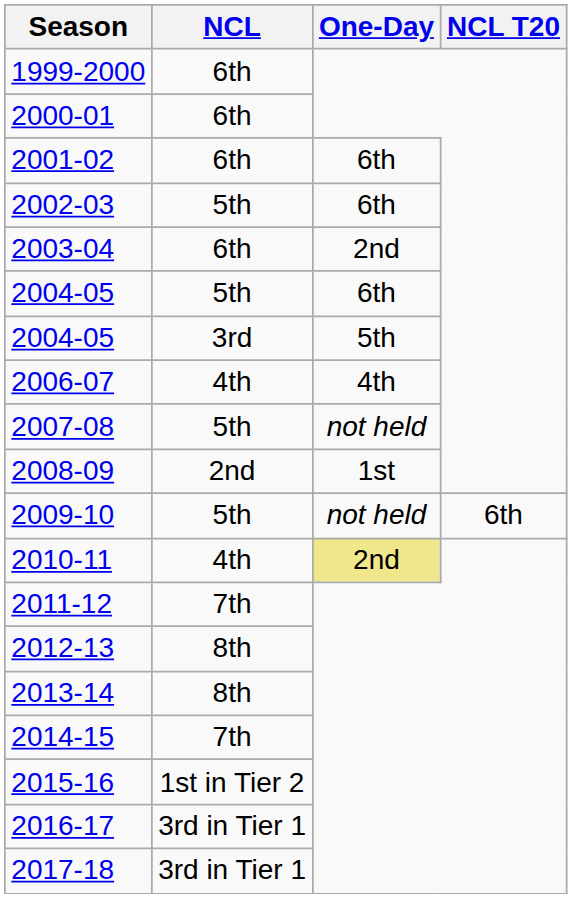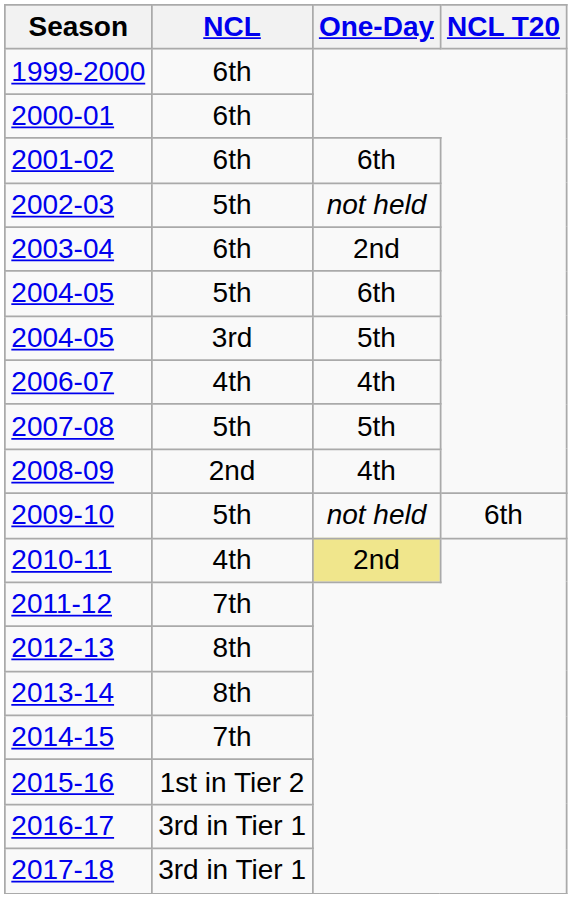(376, 204) 6th -> (376, 204) not held
(376, 426) not held -> (376, 426) 5th
(376, 470) 1st -> (376, 470) 4th
